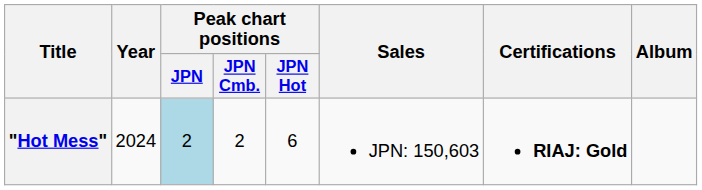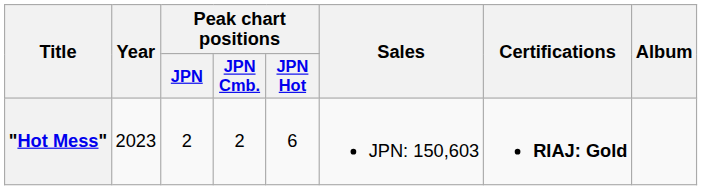(136, 141) 2024 -> (136, 141) 2023
(187, 141) lightblue background -> (187, 141) no background
